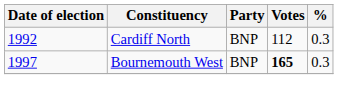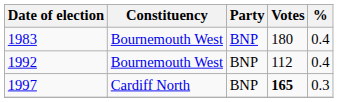+ row: (22, 39)
(150, 39) Cardiff North -> (167, 62) Bournemouth West
(320, 39) 0.3 -> (320, 62) 0.4
(167, 62) Bournemouth West -> (150, 85) Cardiff North
